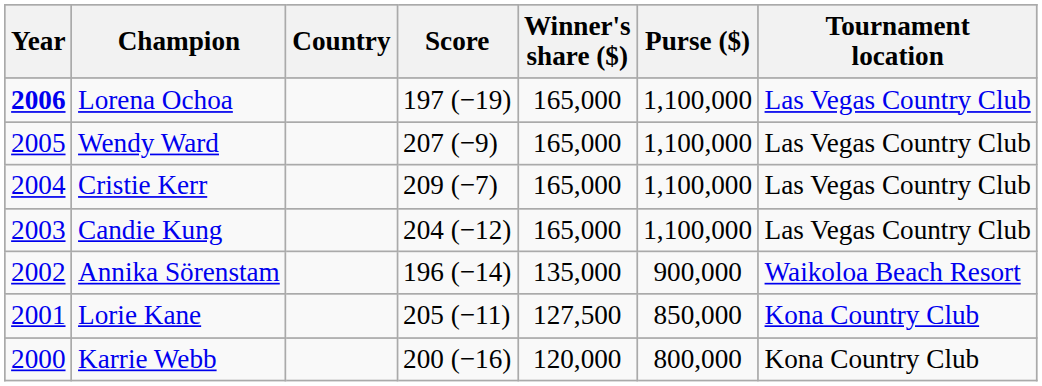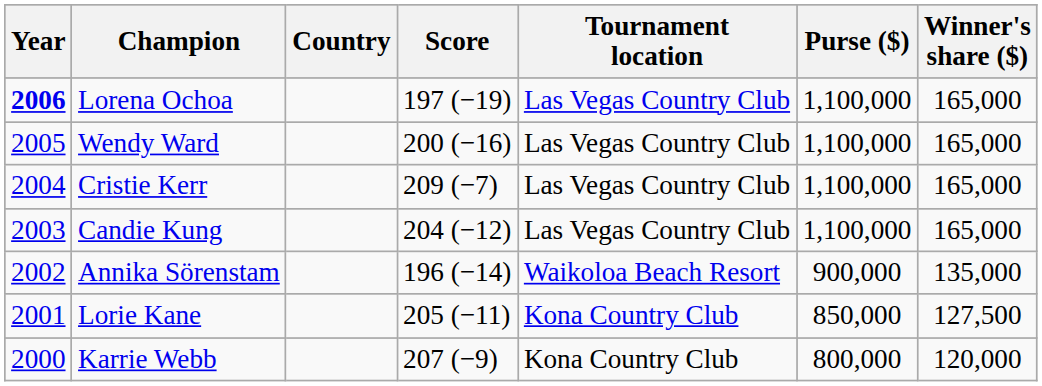columns swapped: (898, 41) <-> (577, 41)
(450, 142) 207 (−9) -> (457, 142) 200 (−16)
(457, 358) 200 (−16) -> (450, 358) 207 (−9)
